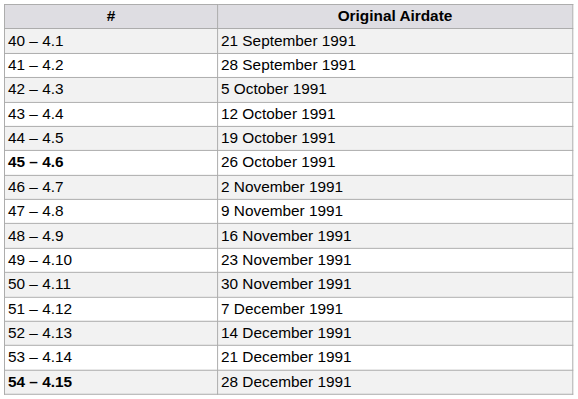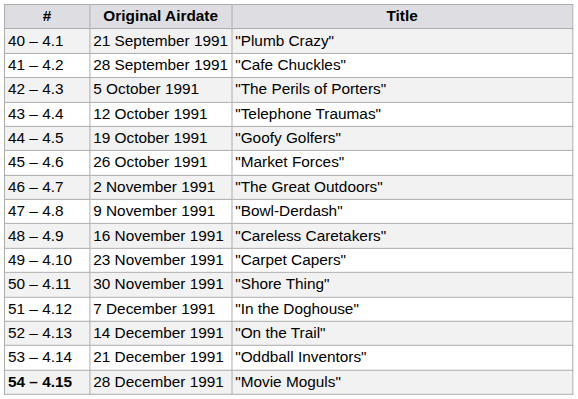+ column: (402, 16)
(36, 162) bold -> (36, 162) normal
